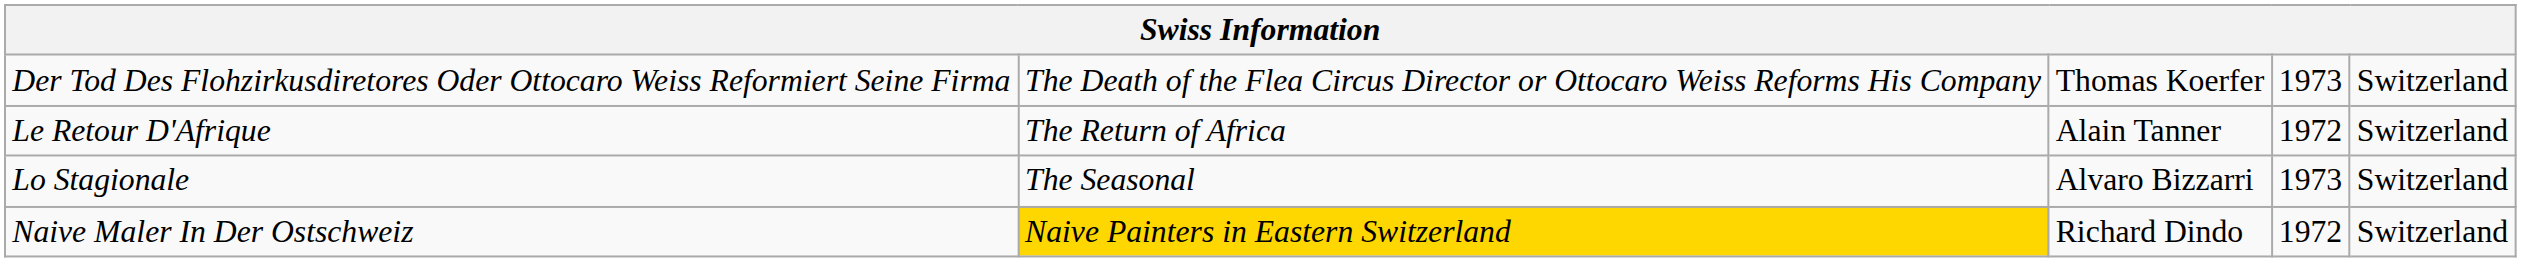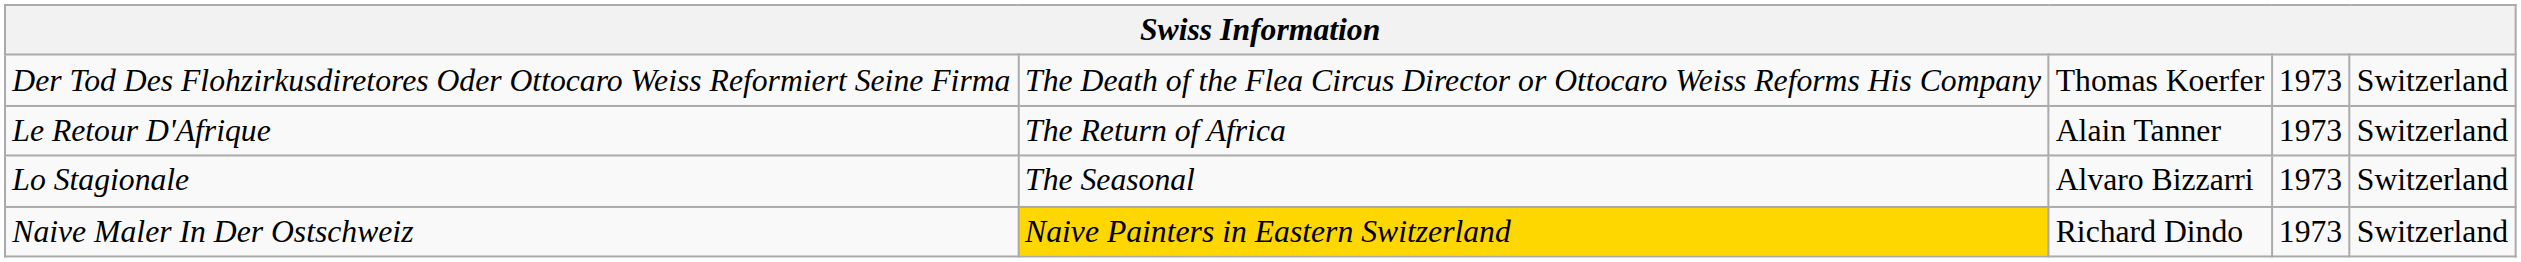(2310, 130) 1972 -> (2310, 130) 1973
(2310, 230) 1972 -> (2310, 230) 1973
